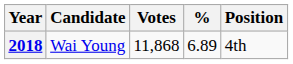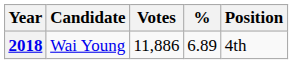(156, 44) 11,868 -> (156, 44) 11,886
